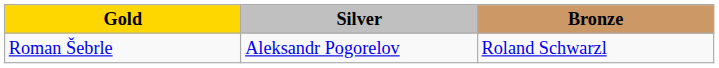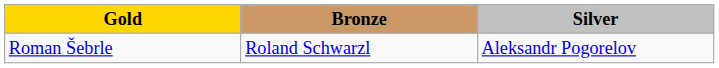columns swapped: (359, 18) <-> (596, 18)
